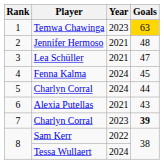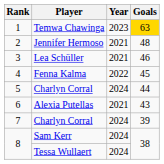(145, 58) 47 -> (145, 58) 46
(119, 74) 2024 -> (119, 74) 2022
(119, 120) 2023 -> (119, 120) 2024
(145, 120) bold -> (145, 120) normal
(119, 136) 2022 -> (119, 136) 2024
